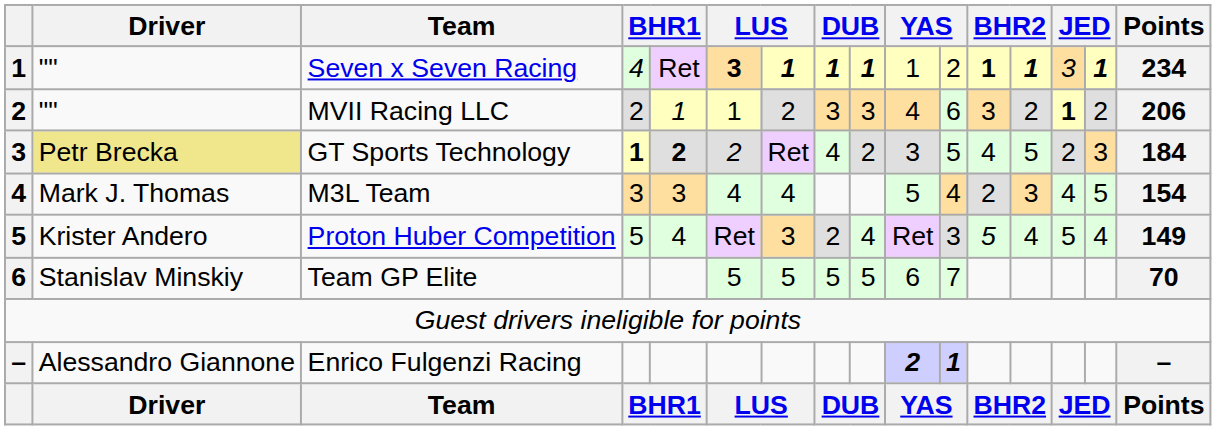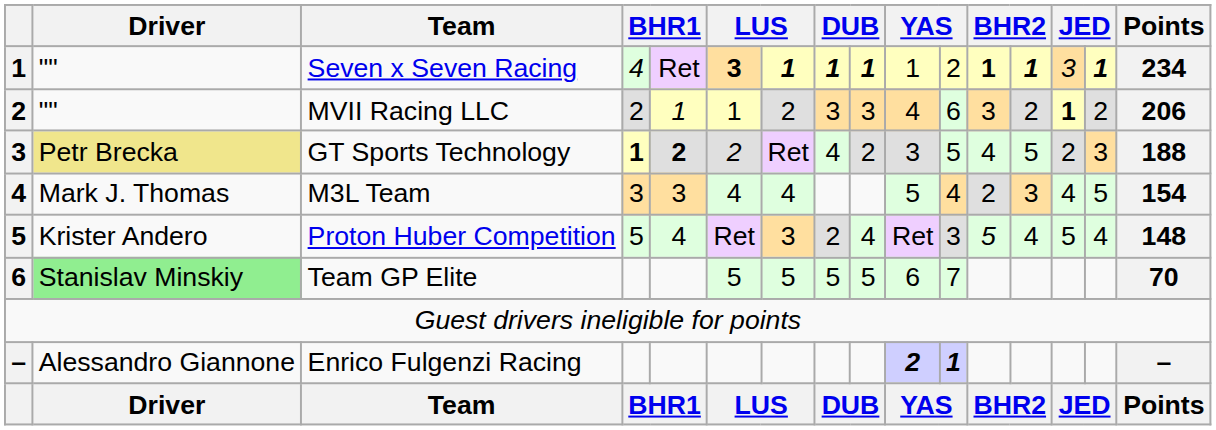(1164, 152) 184 -> (1164, 152) 188
(1164, 236) 149 -> (1164, 236) 148
(141, 278) no background -> (141, 278) lightgreen background
